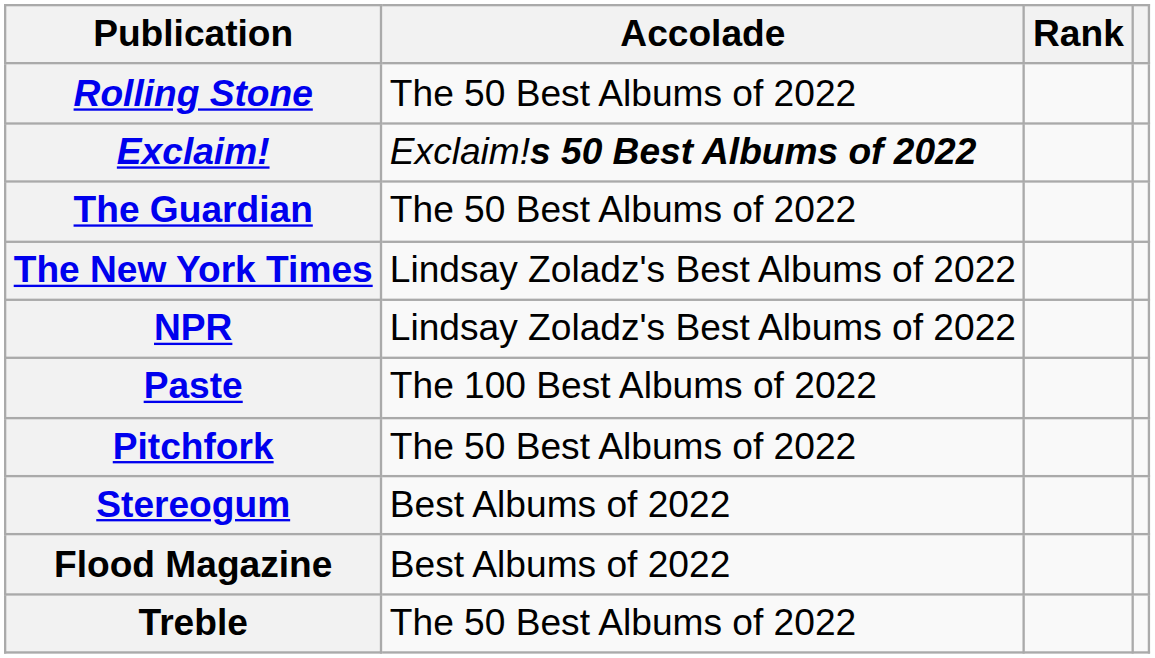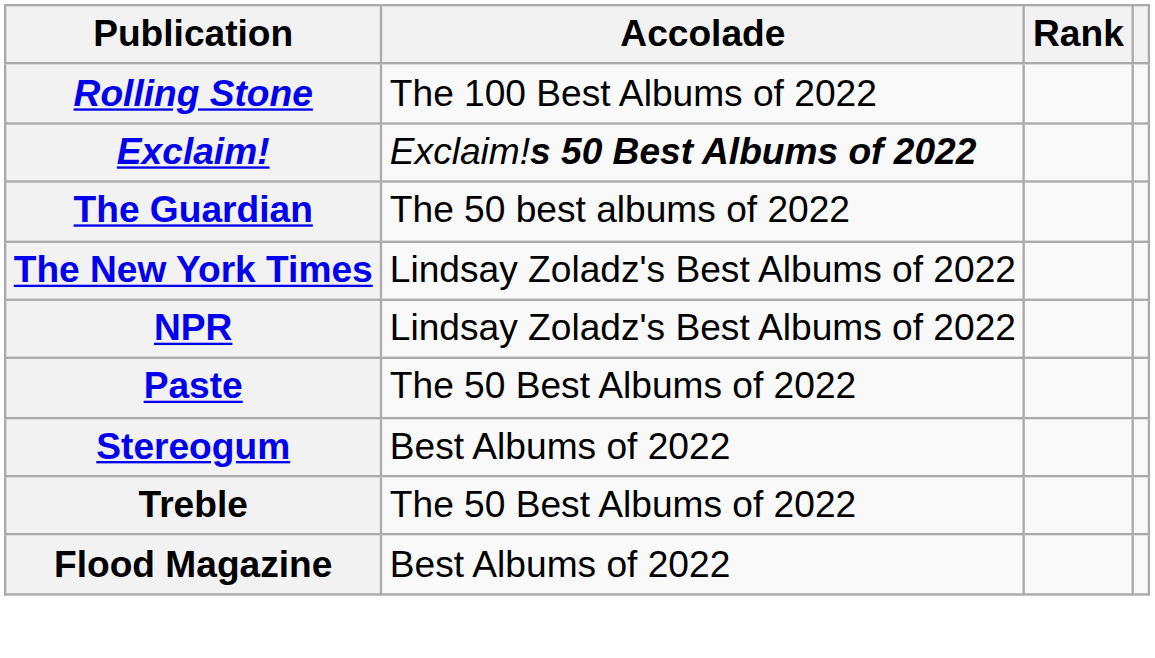(623, 92) The 50 Best Albums of 2022 -> (633, 92) The 100 Best Albums of 2022
(623, 210) The 50 Best Albums of 2022 -> (620, 210) The 50 best albums of 2022
(633, 387) The 100 Best Albums of 2022 -> (623, 387) The 50 Best Albums of 2022
- row: (193, 446)
rows swapped: (193, 563) <-> (193, 622)
